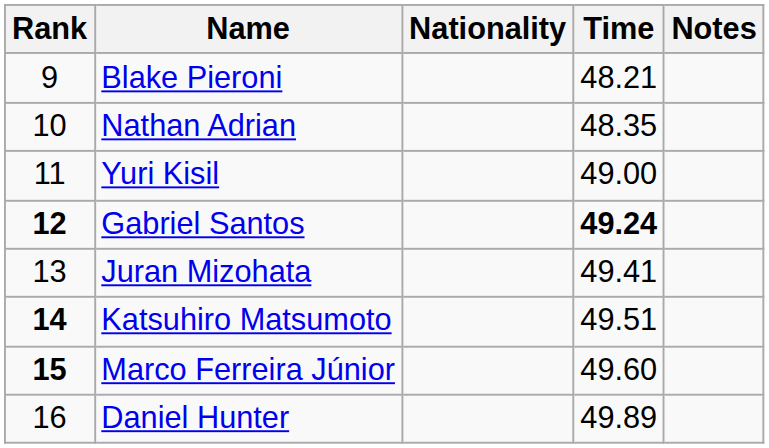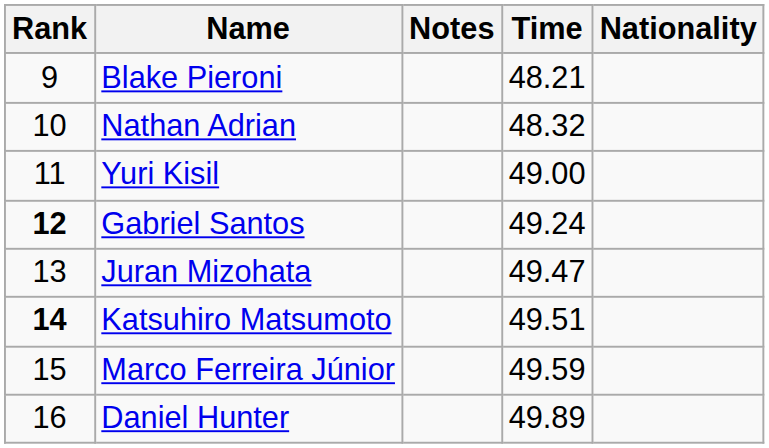columns swapped: (488, 28) <-> (714, 28)
(619, 126) 48.35 -> (547, 126) 48.32
(619, 223) bold -> (547, 223) normal
(619, 272) 49.41 -> (547, 272) 49.47
(50, 369) bold -> (50, 369) normal
(619, 369) 49.60 -> (547, 369) 49.59
